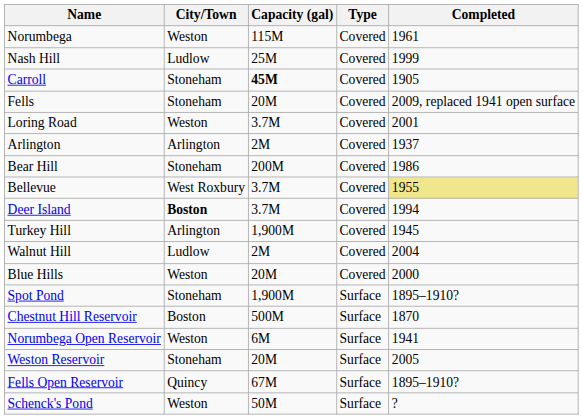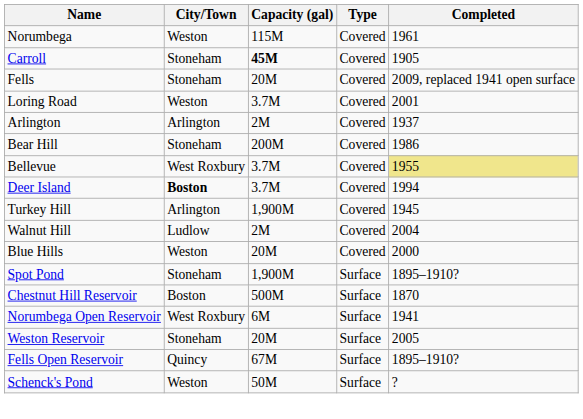- row: (34, 58)
(187, 338) Weston -> (206, 317) West Roxbury
